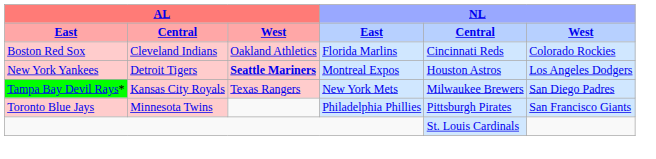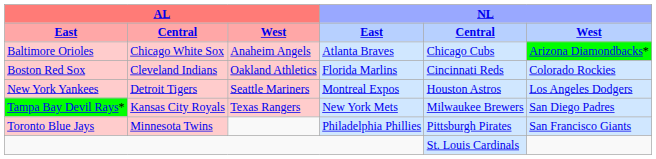+ row: (50, 51)
(273, 70) bold -> (270, 88) normal
